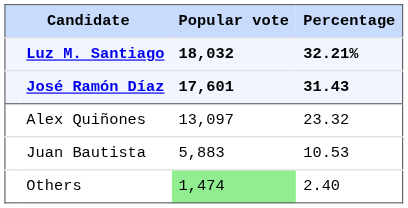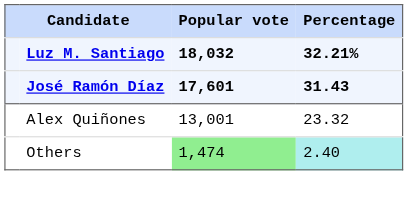(206, 120) 13,097 -> (206, 120) 13,001
- row: (86, 153)
(322, 186) no background -> (322, 153) paleturquoise background
